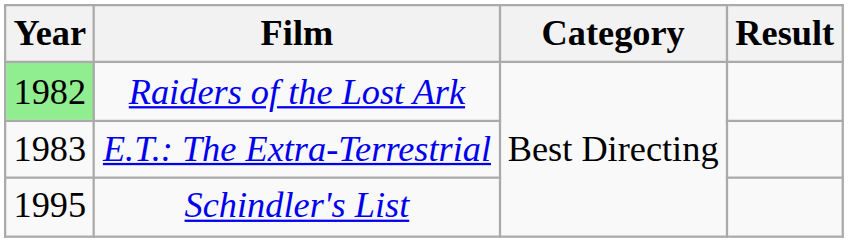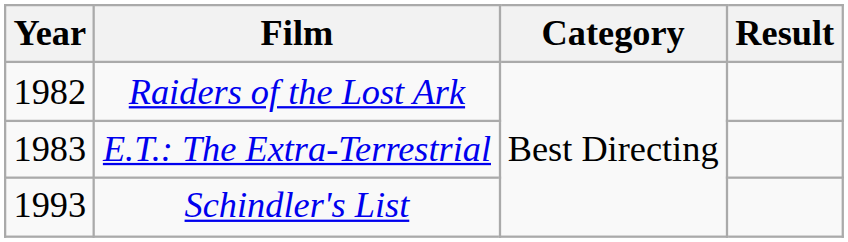(50, 90) lightgreen background -> (50, 90) no background
(50, 206) 1995 -> (50, 206) 1993
